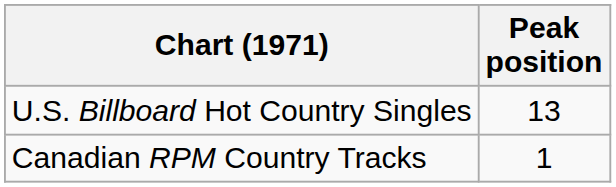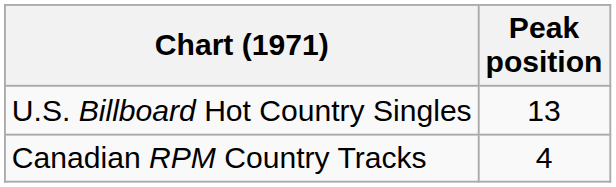(544, 157) 1 -> (544, 157) 4
